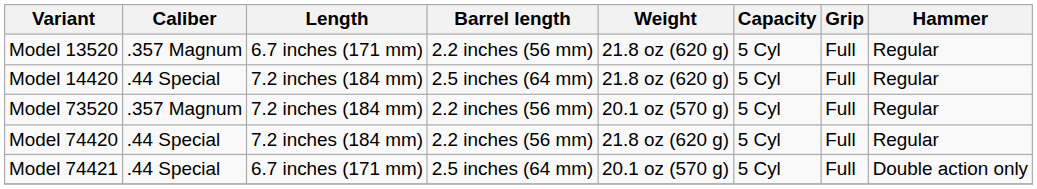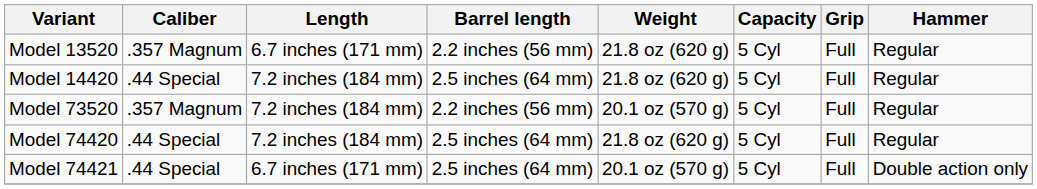(513, 139) 2.2 inches (56 mm) -> (513, 139) 2.5 inches (64 mm)
